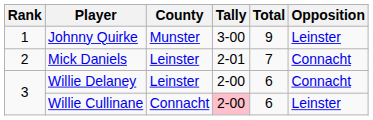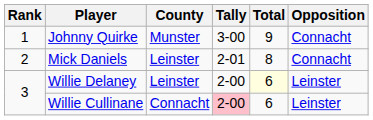(316, 37) Leinster -> (321, 37) Connacht
(269, 59) 7 -> (269, 59) 8
(269, 81) no background -> (269, 81) lightyellow background
(321, 81) Connacht -> (316, 81) Leinster
